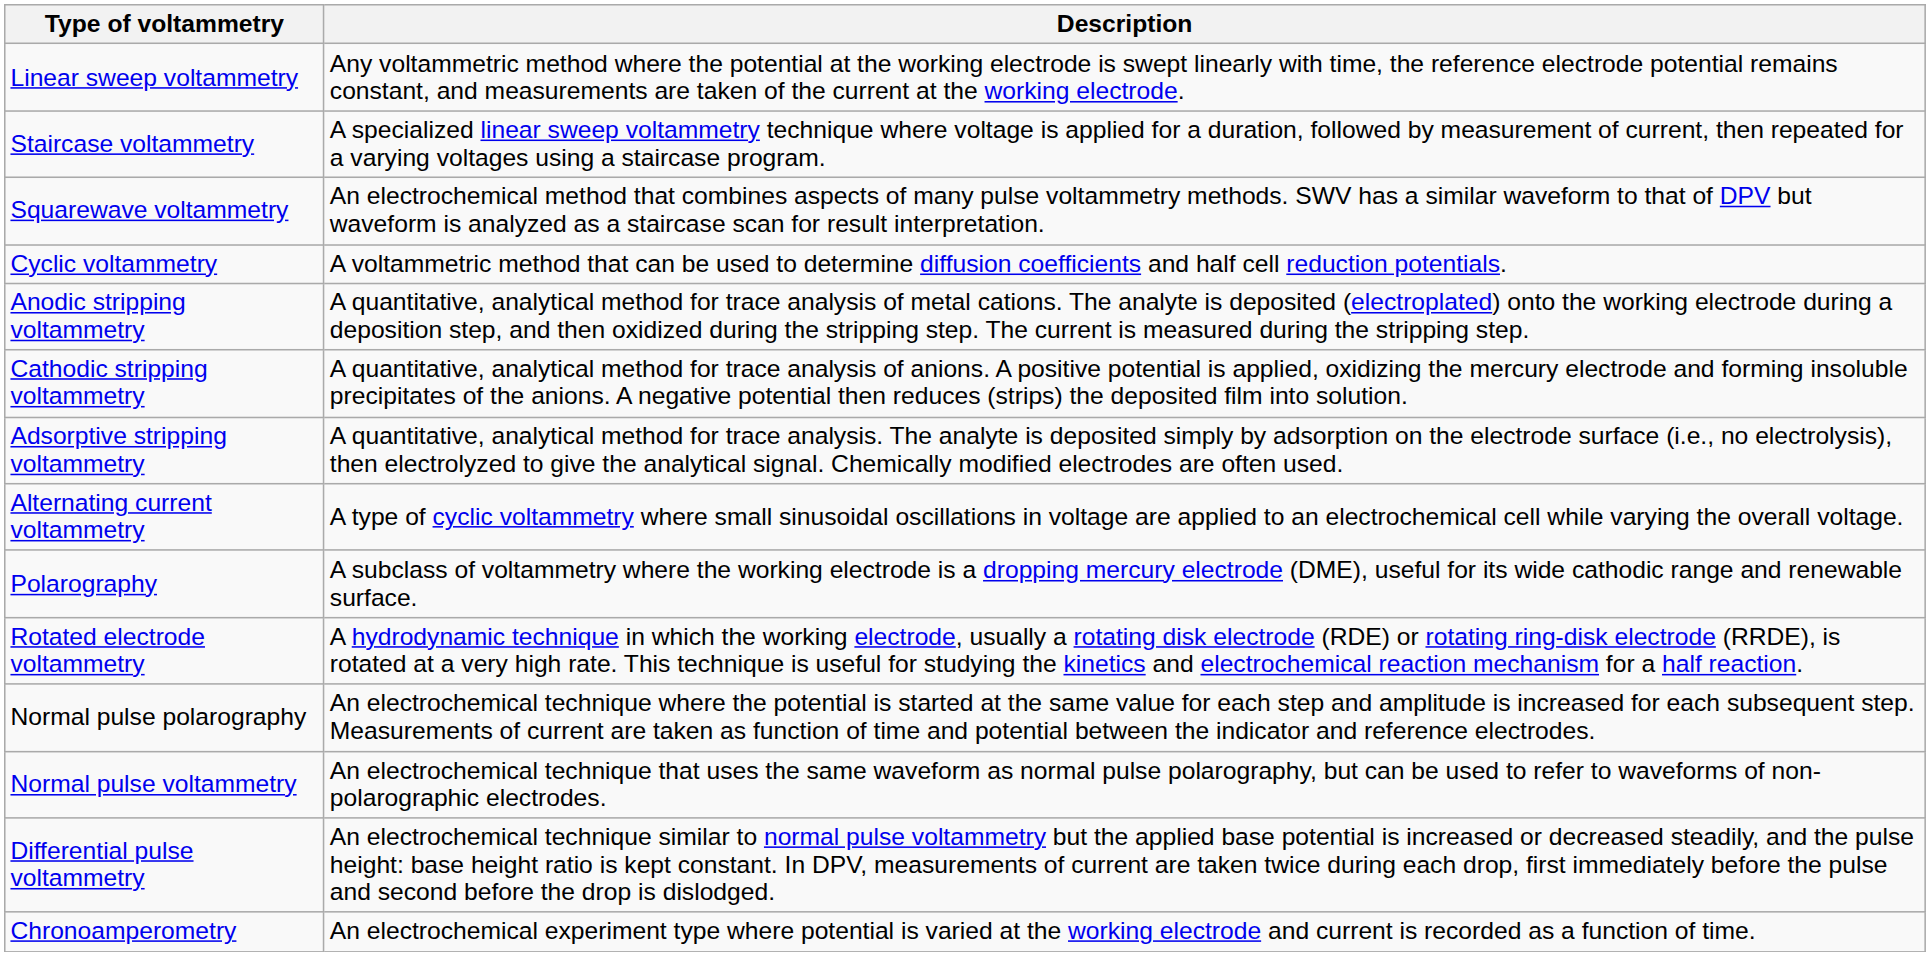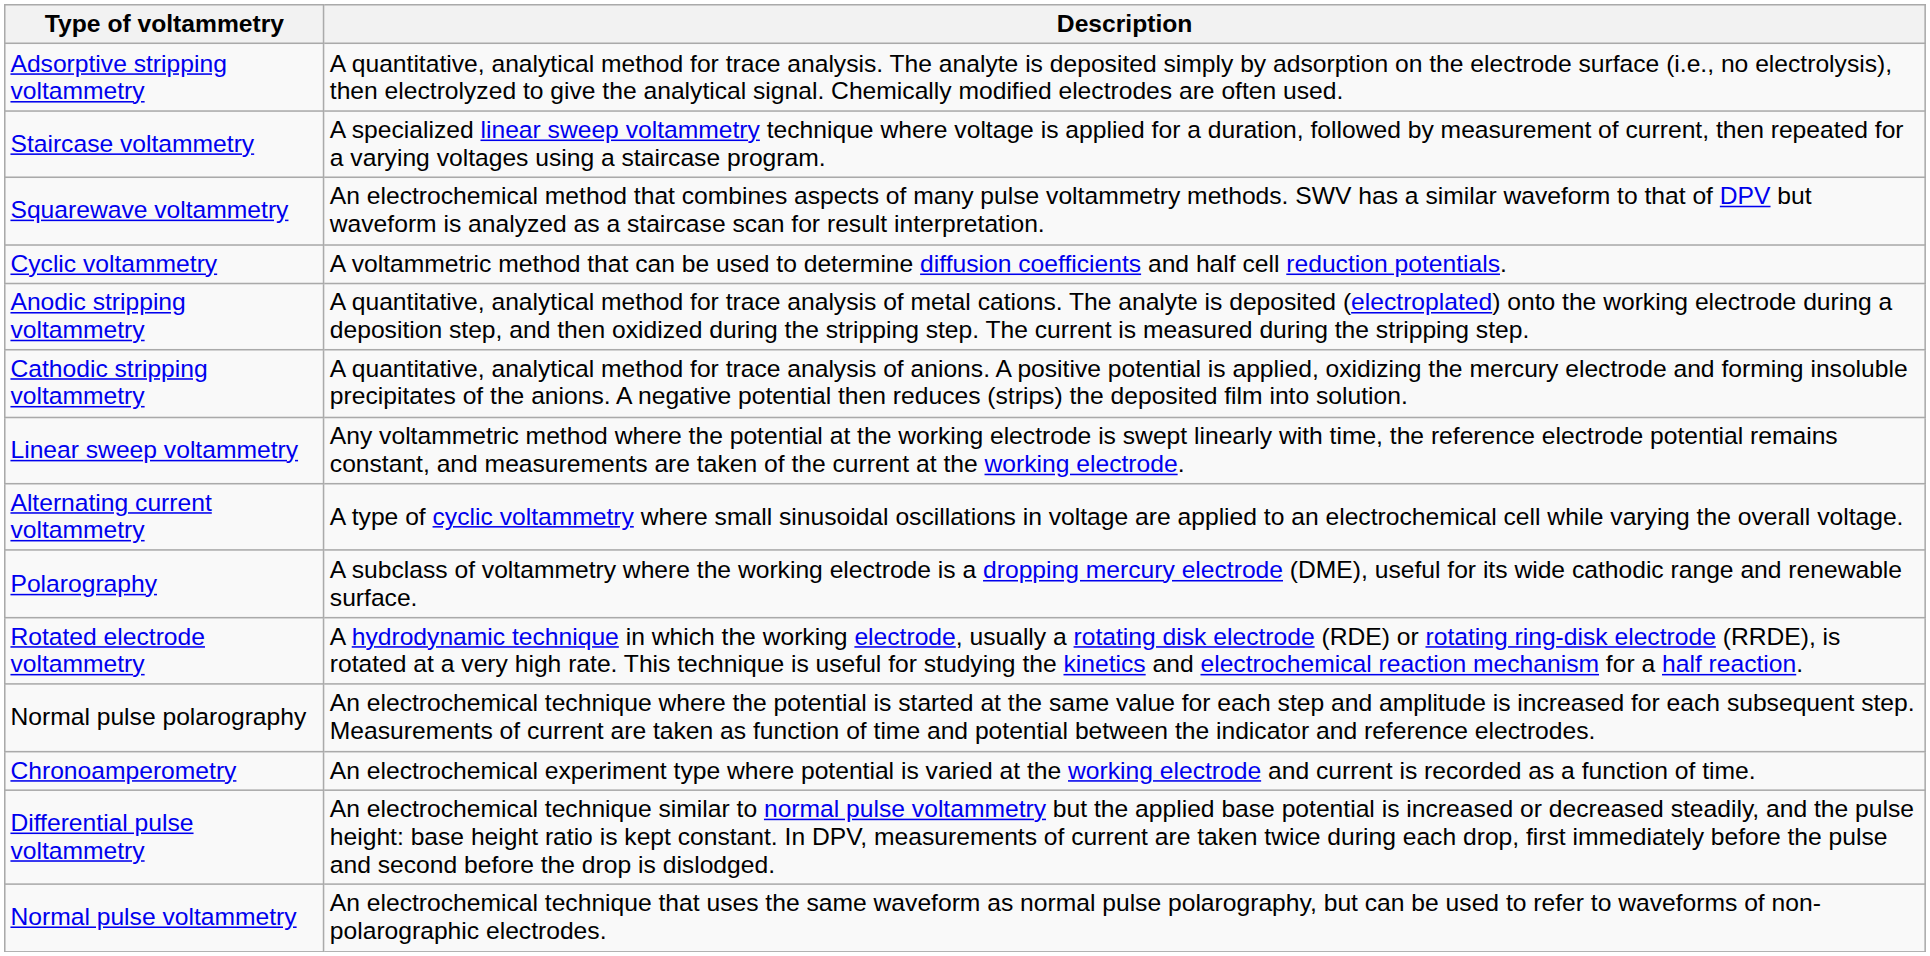rows swapped: (154, 76) <-> (119, 450)
rows swapped: (154, 784) <-> (123, 931)
